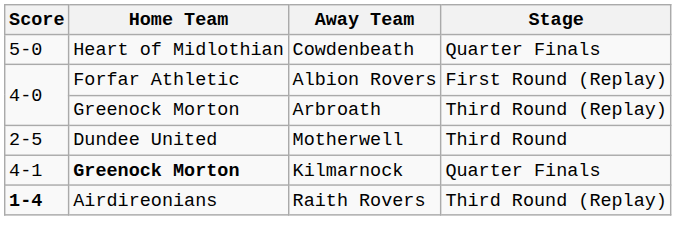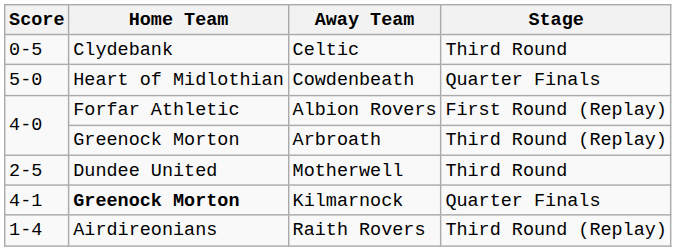+ row: (326, 50)
(26, 200) bold -> (26, 230) normal
